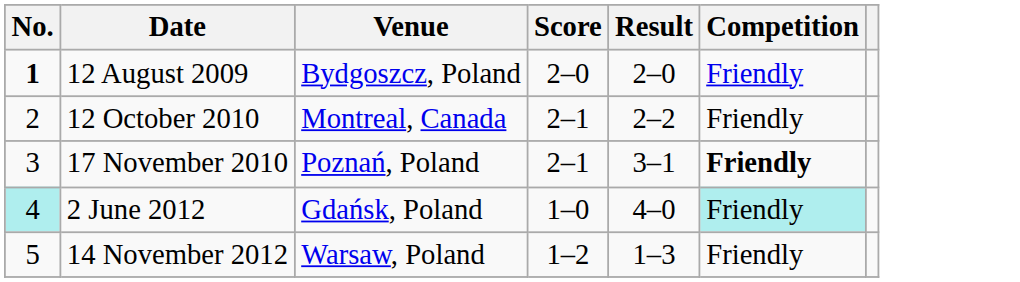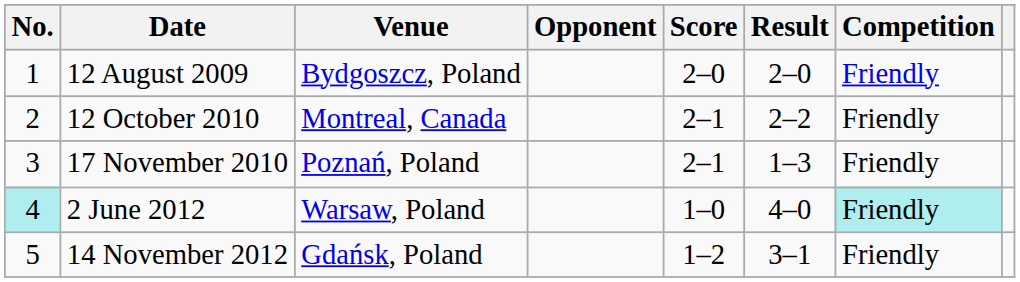+ column: (595, 27)
(33, 72) bold -> (33, 72) normal
(654, 163) 3–1 -> (790, 163) 1–3
(759, 163) bold -> (890, 163) normal
(392, 208) Gdańsk, Poland -> (393, 208) Warsaw, Poland
(393, 254) Warsaw, Poland -> (392, 254) Gdańsk, Poland
(654, 254) 1–3 -> (790, 254) 3–1
